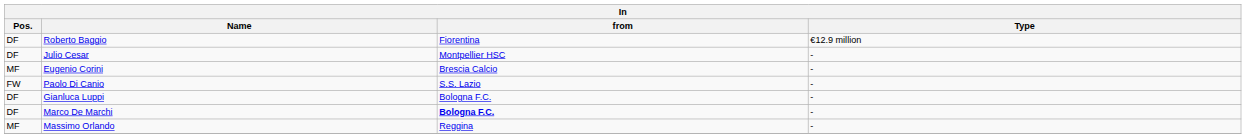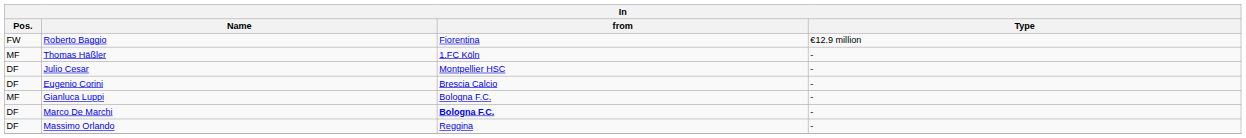(12, 41) DF -> (13, 41) FW
+ row: (75, 55)
(13, 69) MF -> (12, 84) DF
- row: (74, 84)
(12, 98) DF -> (13, 98) MF
(13, 127) MF -> (12, 127) DF
